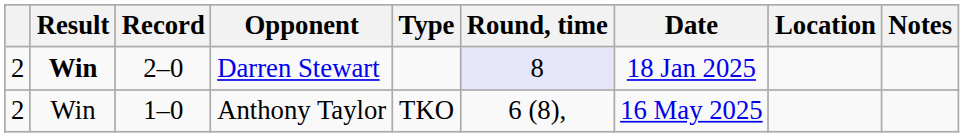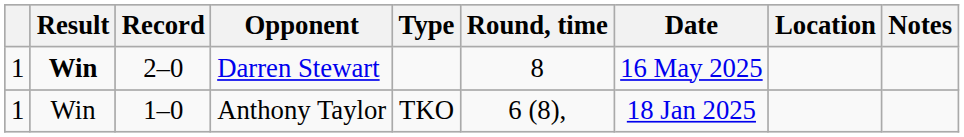(18, 68) 2 -> (18, 68) 1
(537, 68) lavender background -> (537, 68) no background
(691, 68) 18 Jan 2025 -> (691, 68) 16 May 2025
(18, 110) 2 -> (18, 110) 1
(691, 110) 16 May 2025 -> (691, 110) 18 Jan 2025
